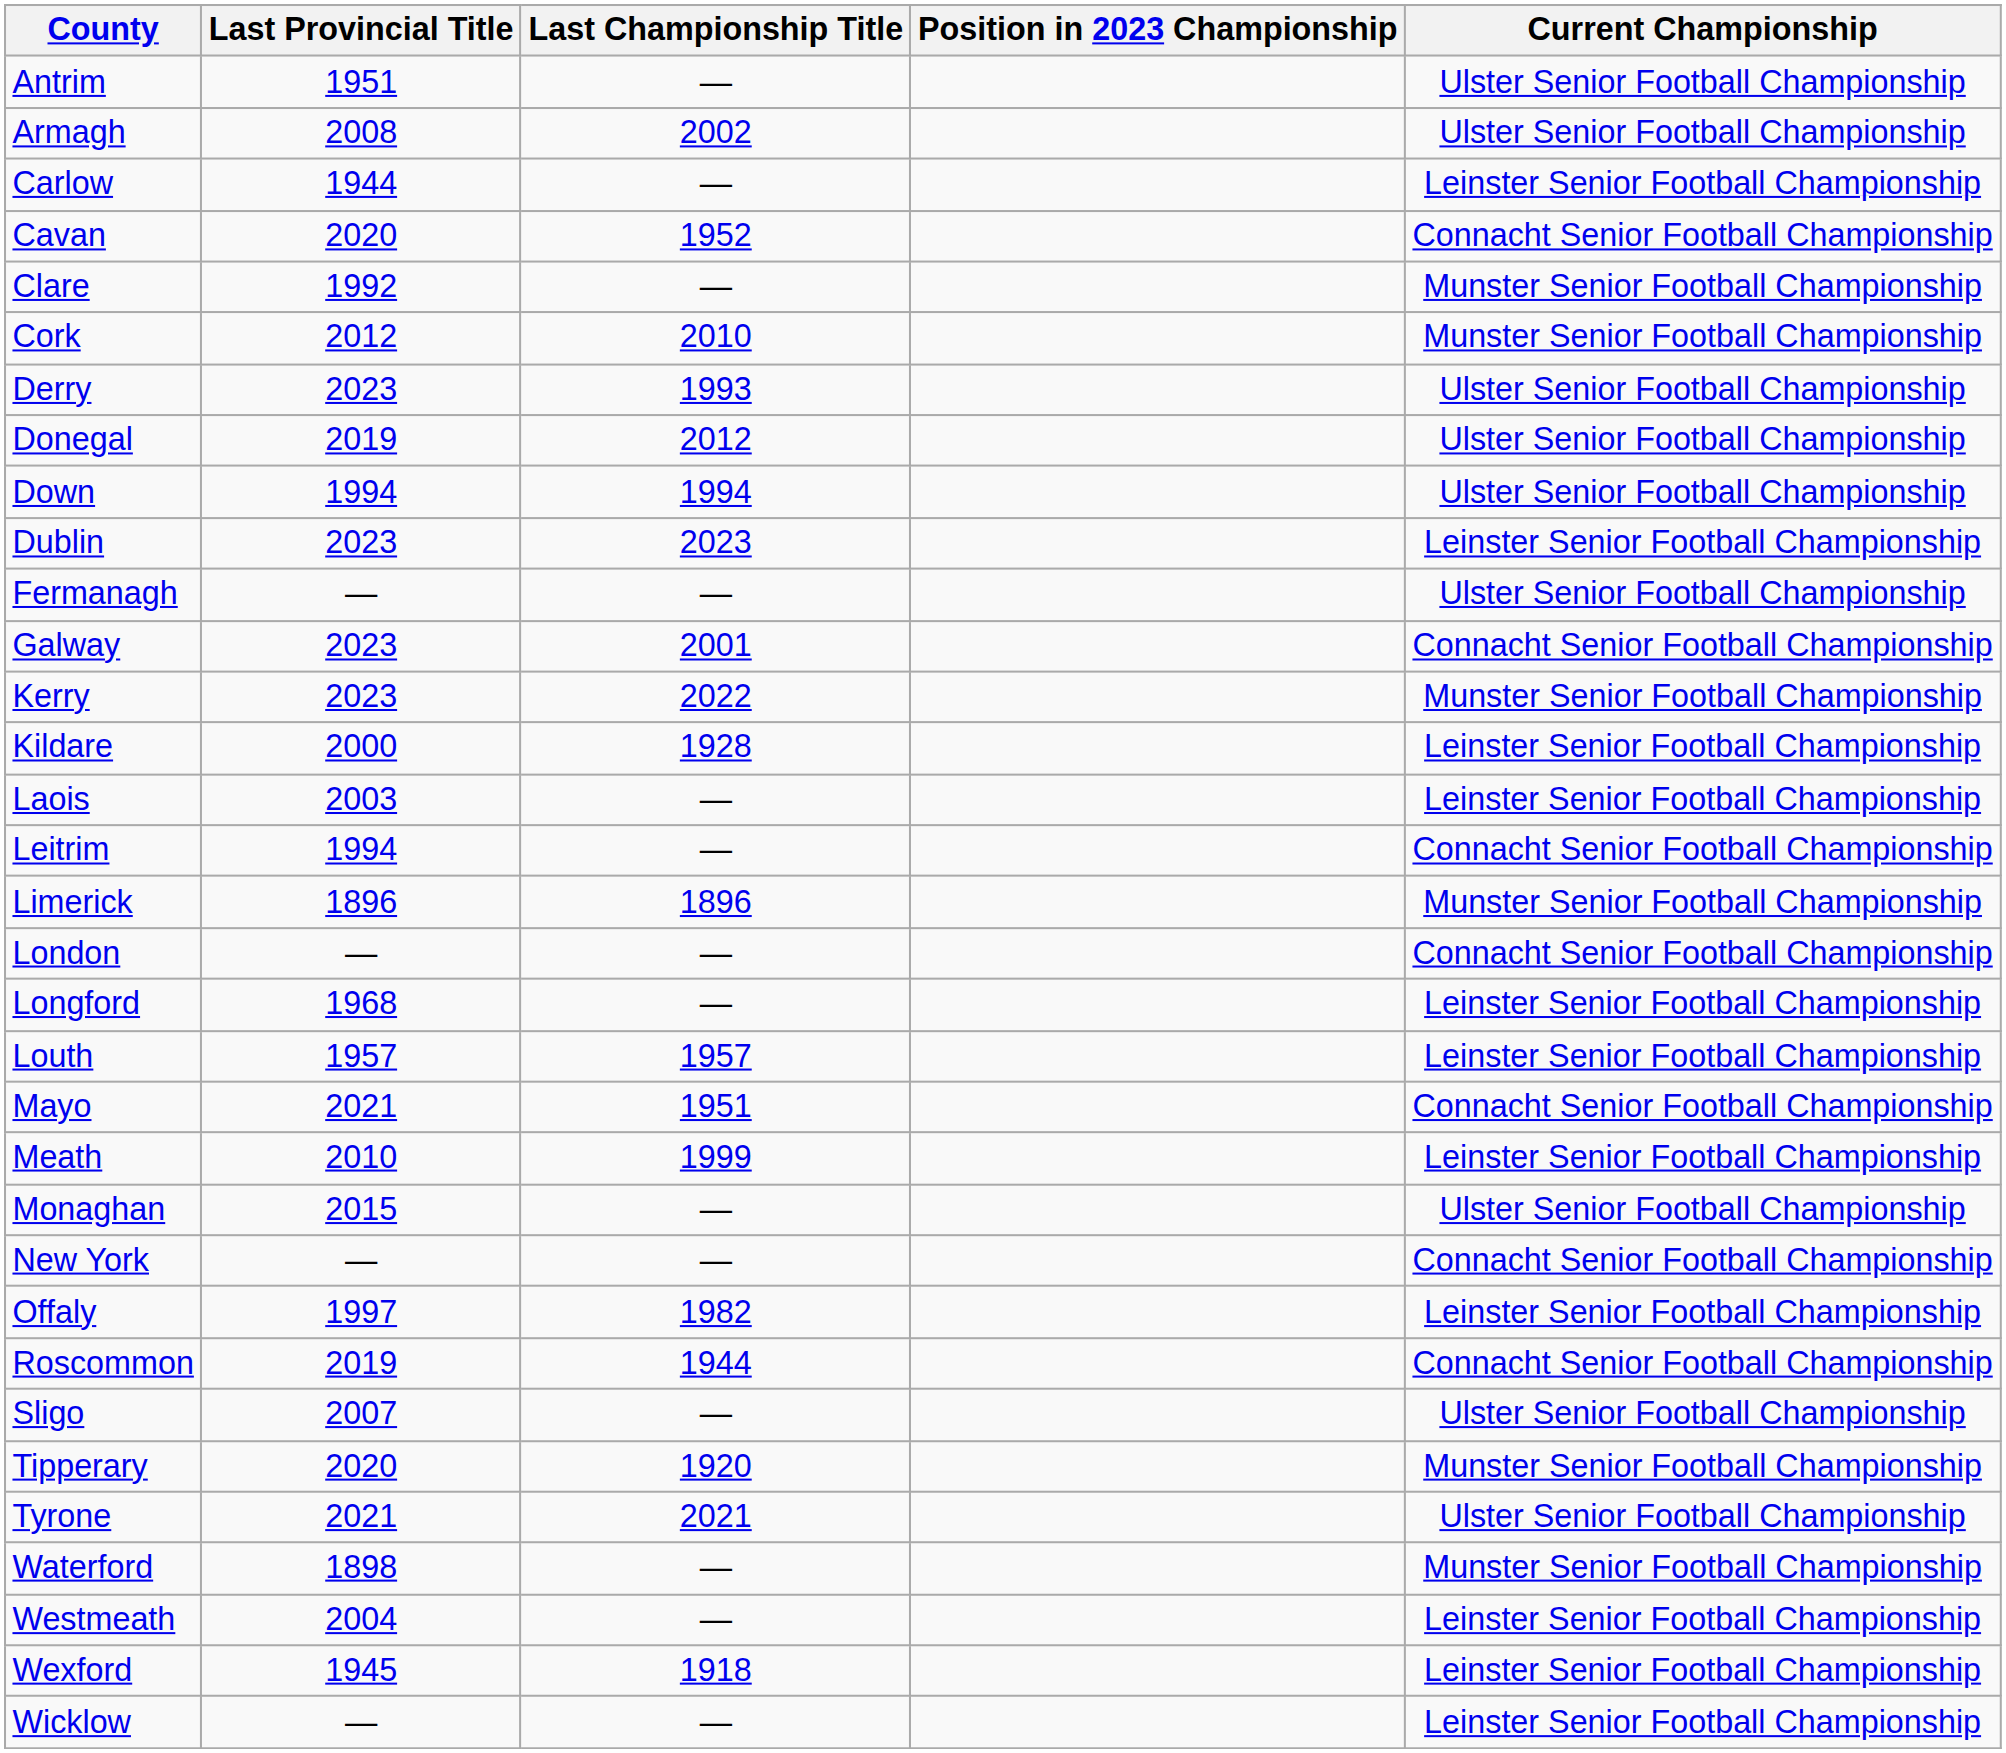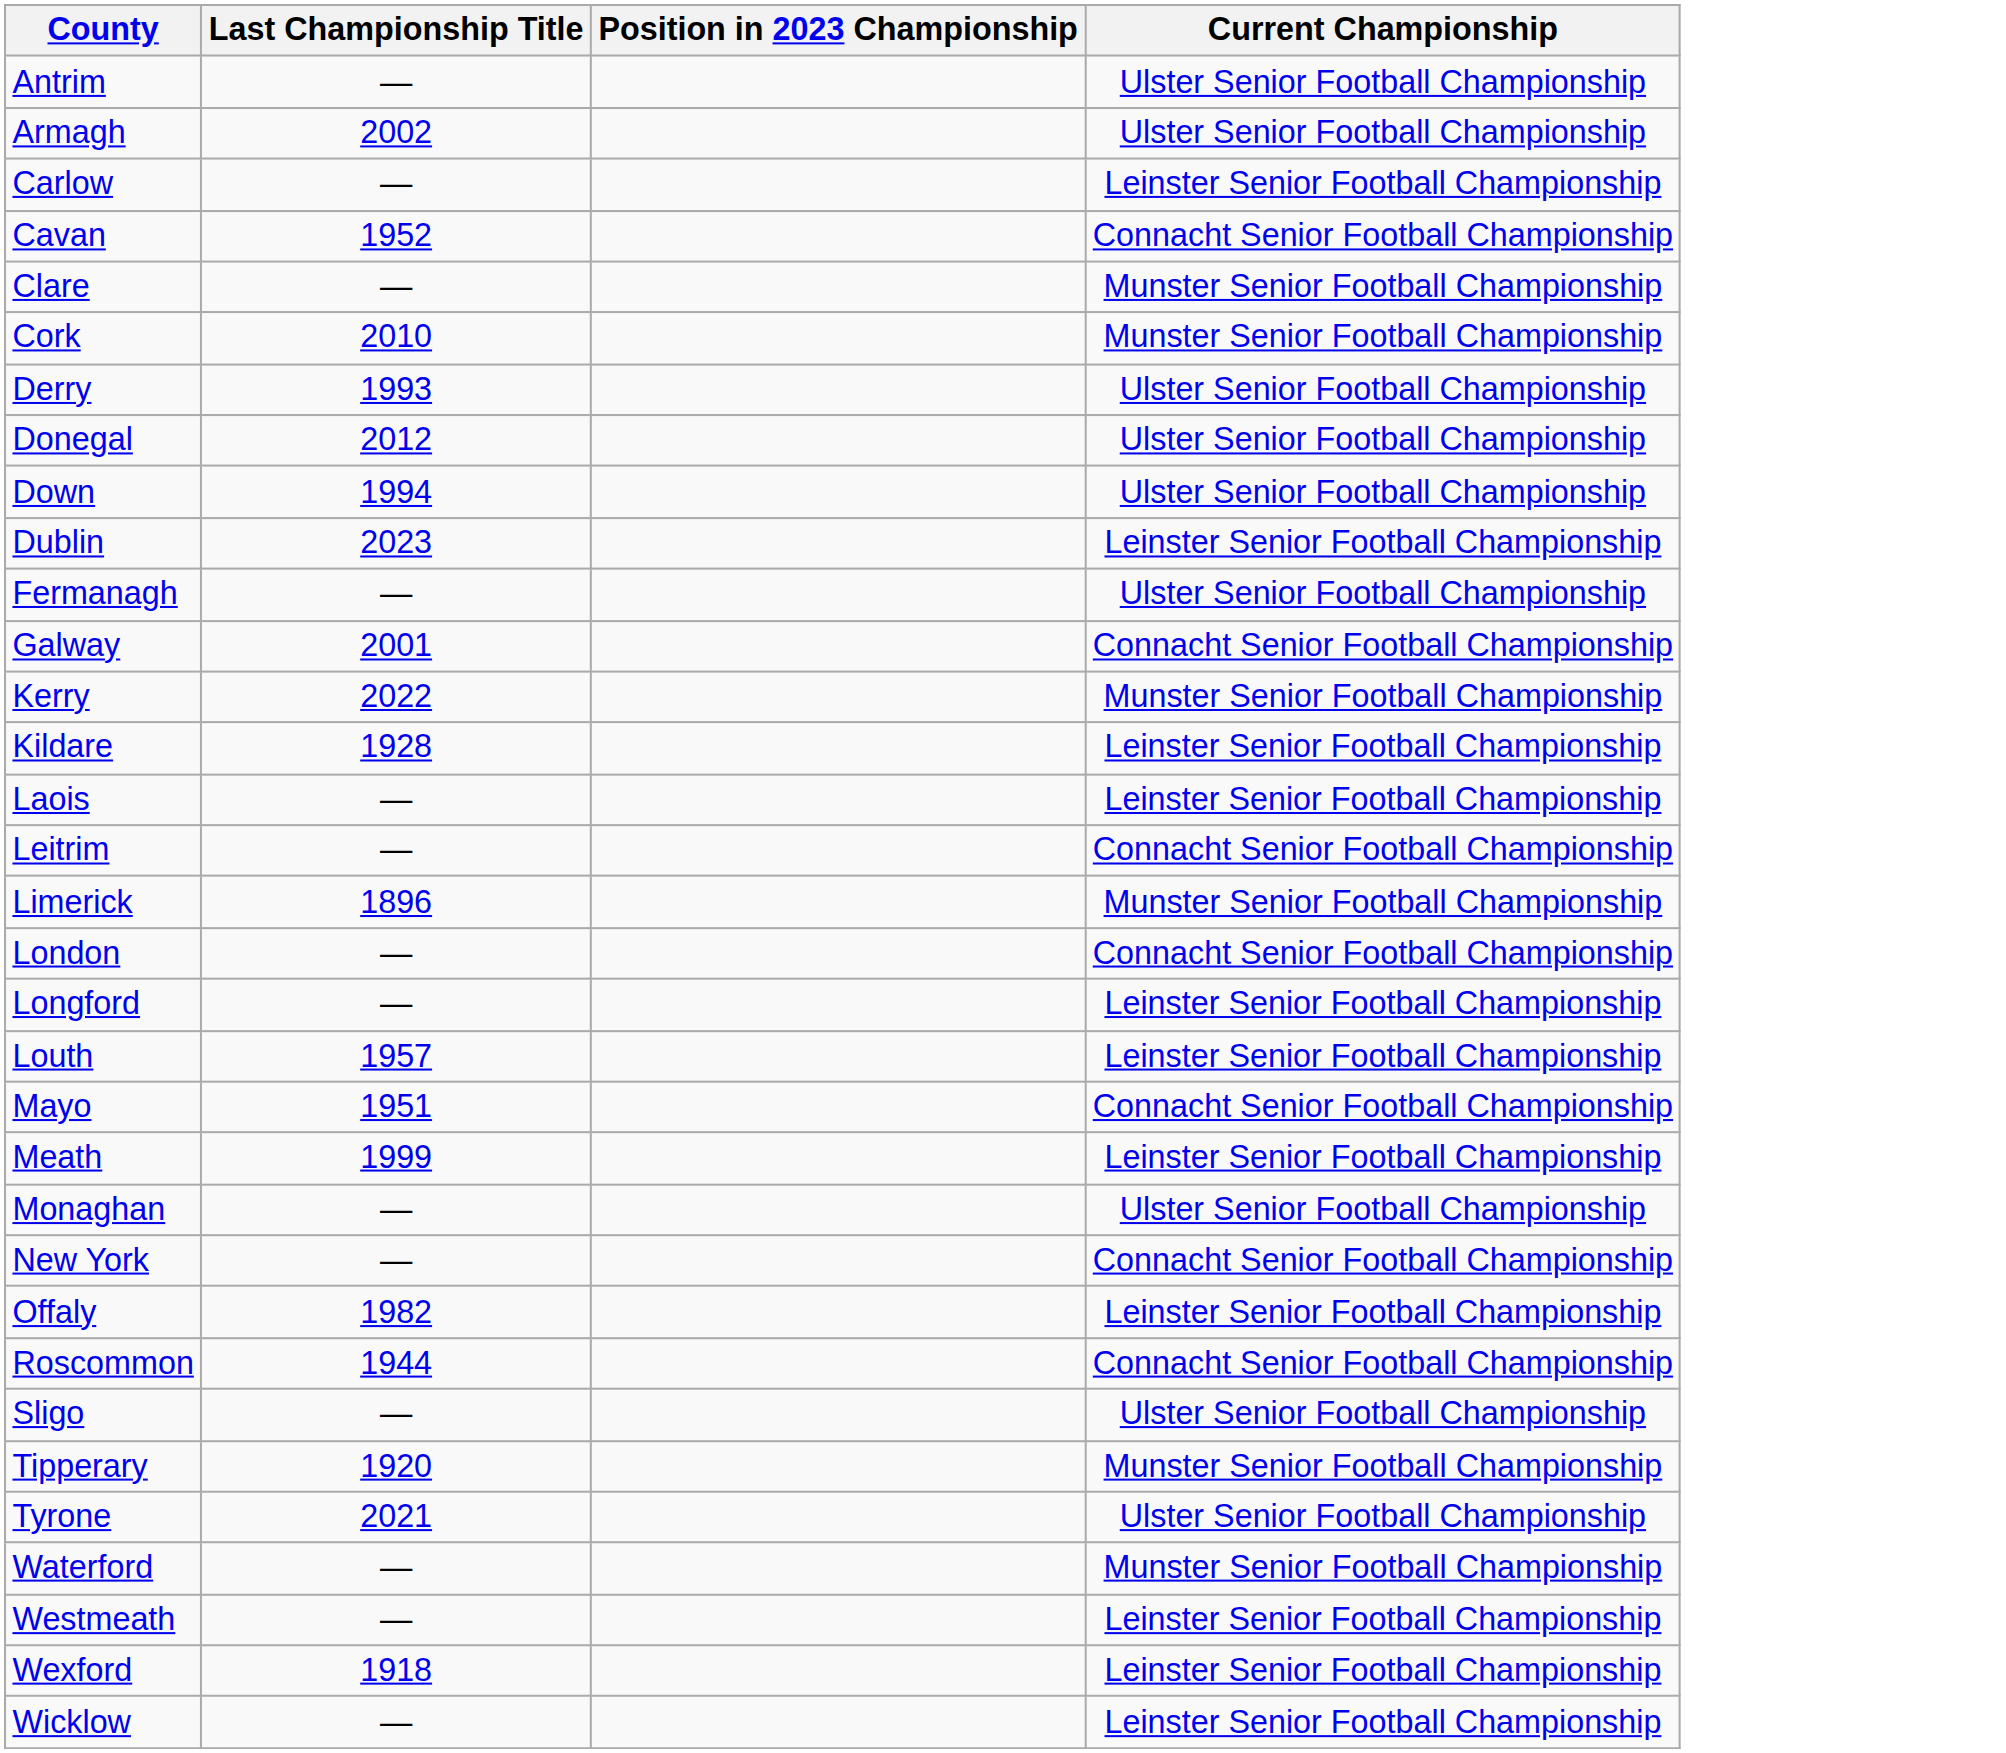- column: (361, 30)
